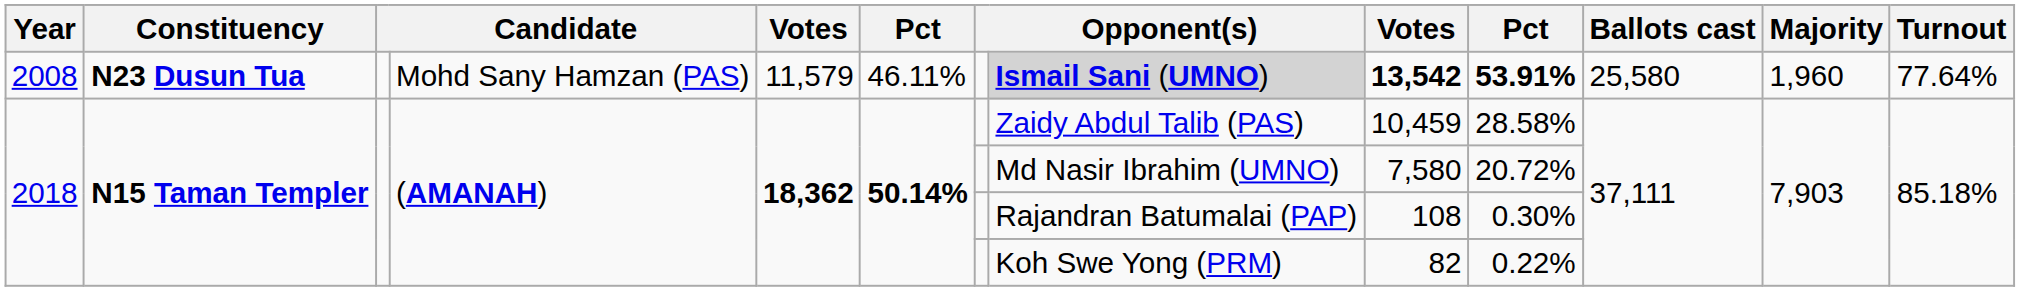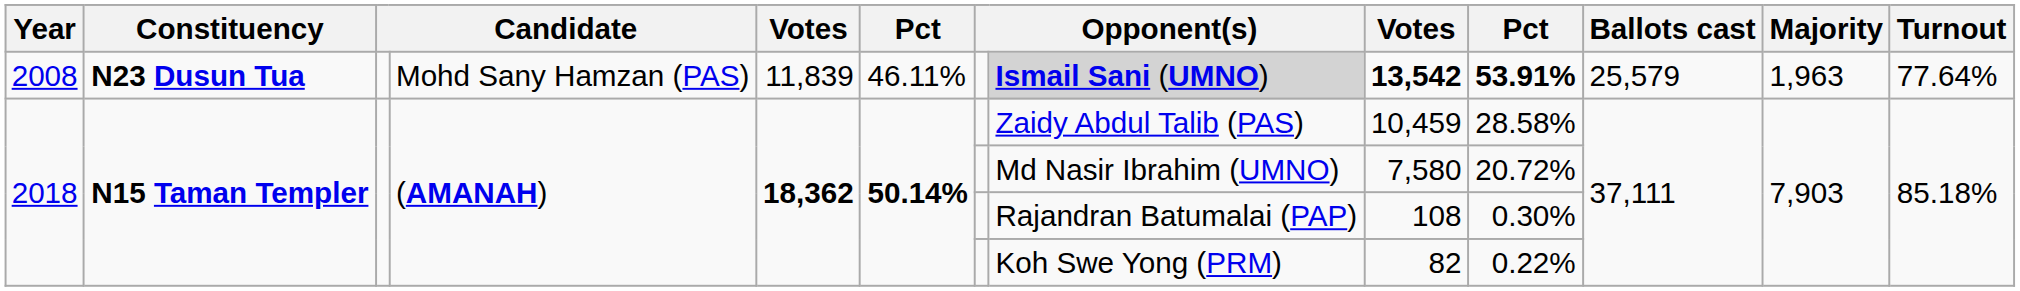(810, 75) 11,579 -> (810, 75) 11,839
(1635, 75) 25,580 -> (1635, 75) 25,579
(1807, 75) 1,960 -> (1807, 75) 1,963
